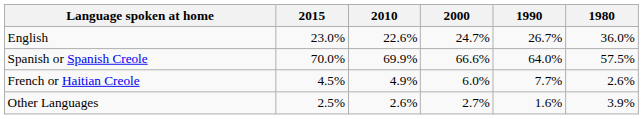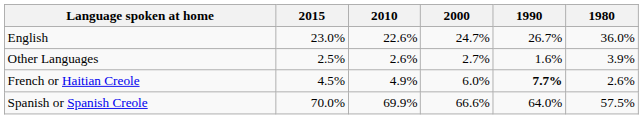rows swapped: (78, 59) <-> (53, 103)
(549, 81) normal -> (547, 81) bold
